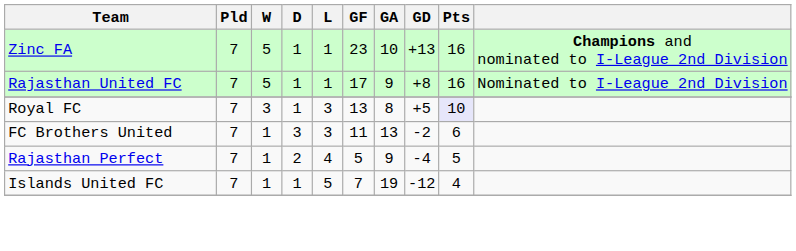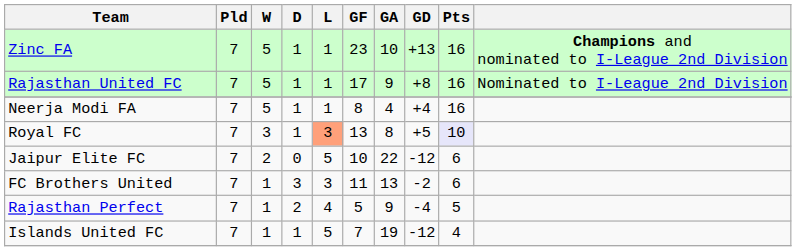+ row: (72, 109)
(328, 109) no background -> (328, 134) lightsalmon background
+ row: (77, 158)
